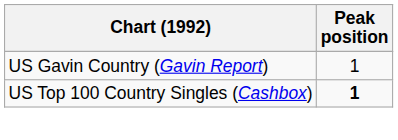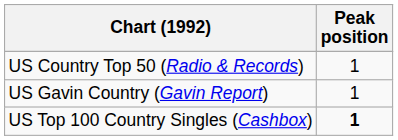+ row: (156, 65)
